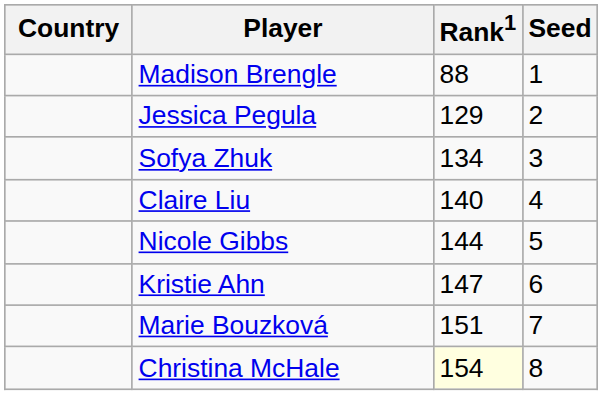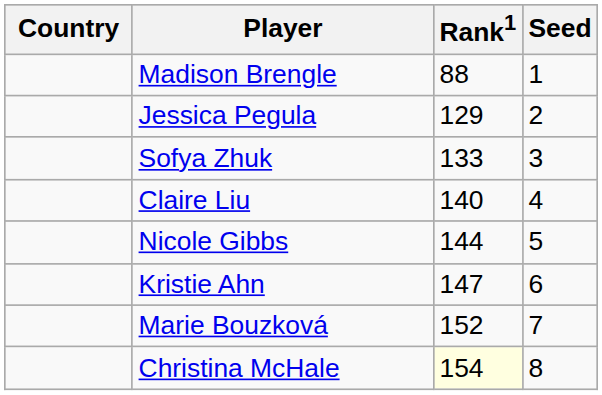(462, 158) 134 -> (462, 158) 133
(462, 325) 151 -> (462, 325) 152
